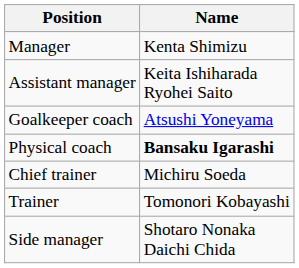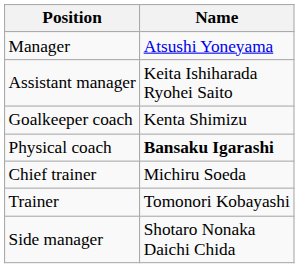(195, 45) Kenta Shimizu -> (208, 45) Atsushi Yoneyama
(208, 119) Atsushi Yoneyama -> (195, 119) Kenta Shimizu
